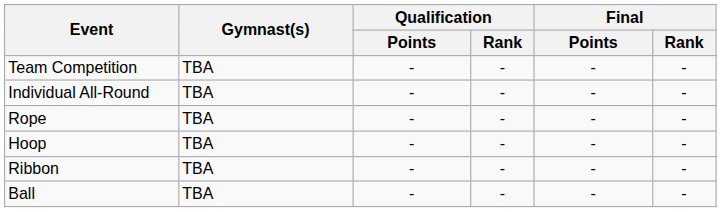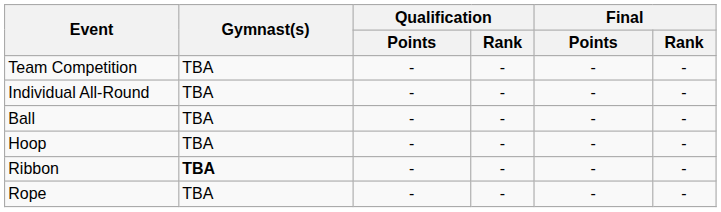rows swapped: (22, 194) <-> (27, 119)
(198, 169) normal -> (199, 169) bold
